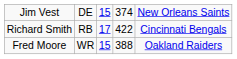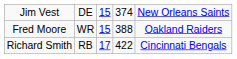rows swapped: (39, 45) <-> (39, 29)
